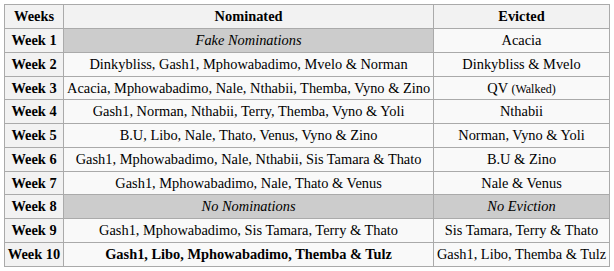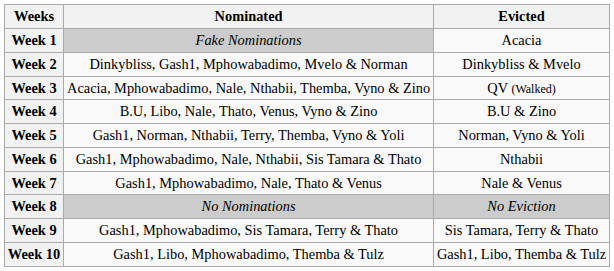(249, 111) Gash1, Norman, Nthabii, Terry, Themba, Vyno & Yoli -> (249, 111) B.U, Libo, Nale, Thato, Venus, Vyno & Zino
(522, 111) Nthabii -> (522, 111) B.U & Zino
(249, 135) B.U, Libo, Nale, Thato, Venus, Vyno & Zino -> (249, 135) Gash1, Norman, Nthabii, Terry, Themba, Vyno & Yoli
(522, 159) B.U & Zino -> (522, 159) Nthabii
(249, 254) bold -> (249, 254) normal
